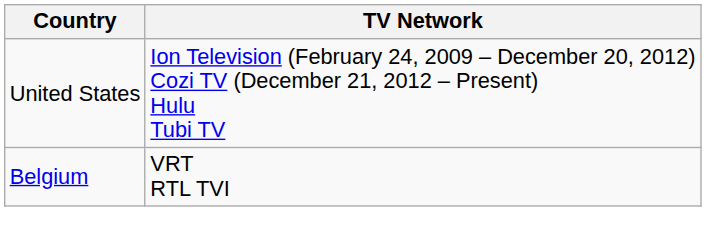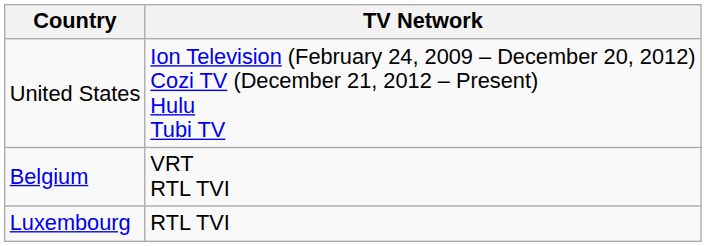+ row: (70, 223)
